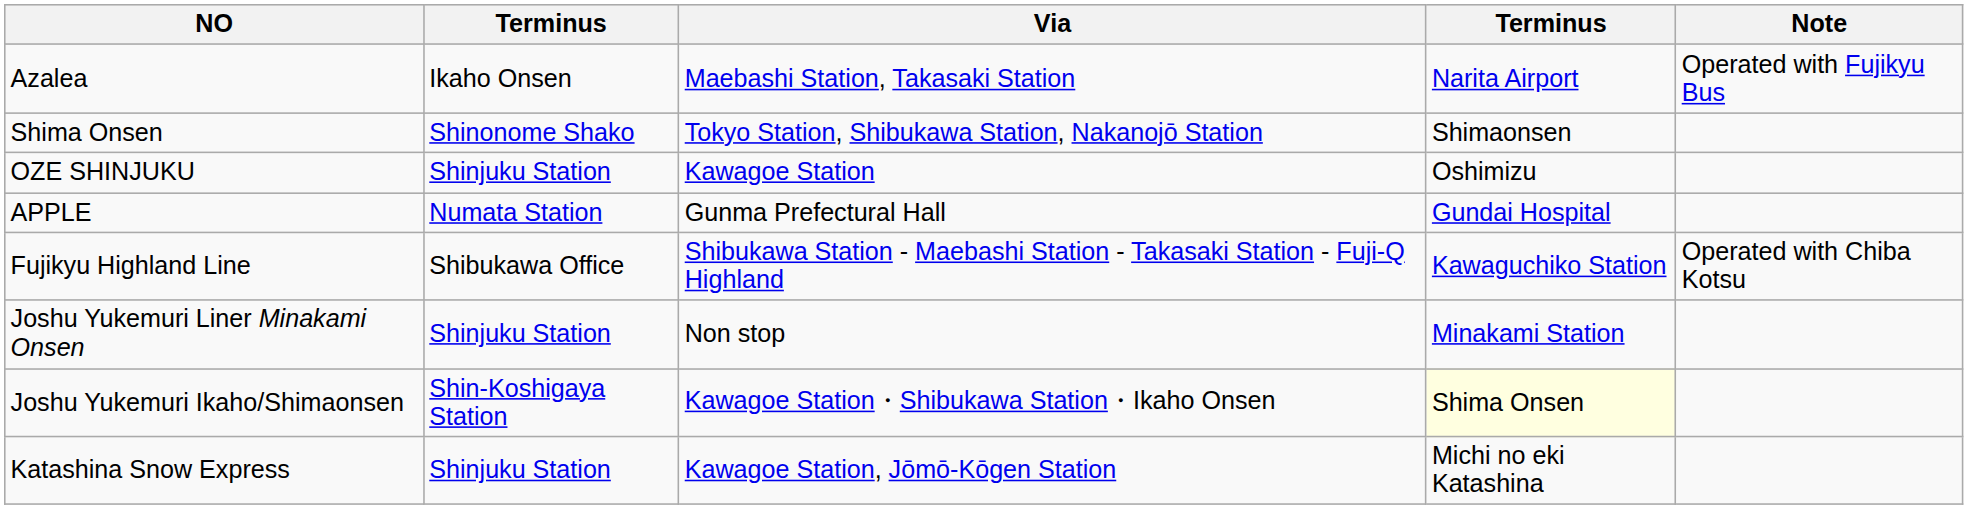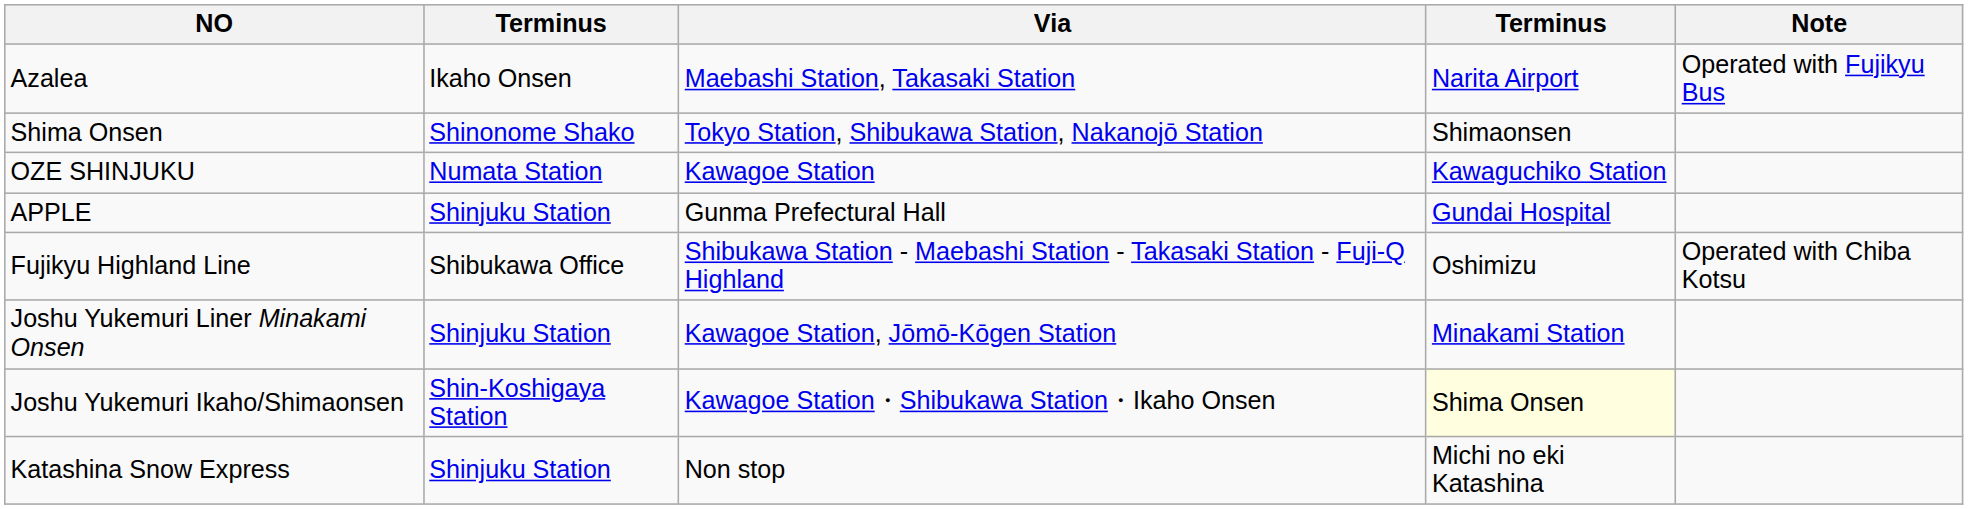(520, 172) Shinjuku Station -> (516, 172) Numata Station
(1484, 172) Oshimizu -> (1549, 172) Kawaguchiko Station
(516, 212) Numata Station -> (520, 212) Shinjuku Station
(1549, 266) Kawaguchiko Station -> (1484, 266) Oshimizu
(735, 334) Non stop -> (900, 334) Kawagoe Station, Jōmō-Kōgen Station
(900, 470) Kawagoe Station, Jōmō-Kōgen Station -> (735, 470) Non stop
